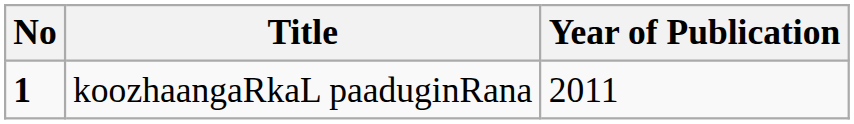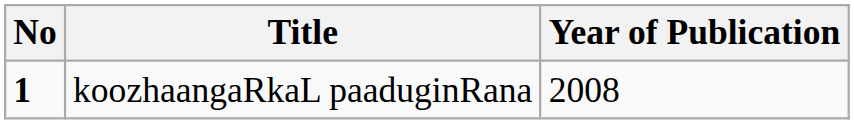(584, 88) 2011 -> (584, 88) 2008
